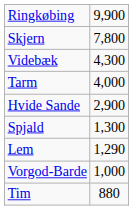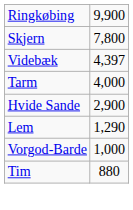(109, 60) 4,300 -> (109, 60) 4,397
- row: (26, 127)
